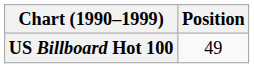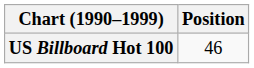(213, 47) 49 -> (213, 47) 46
